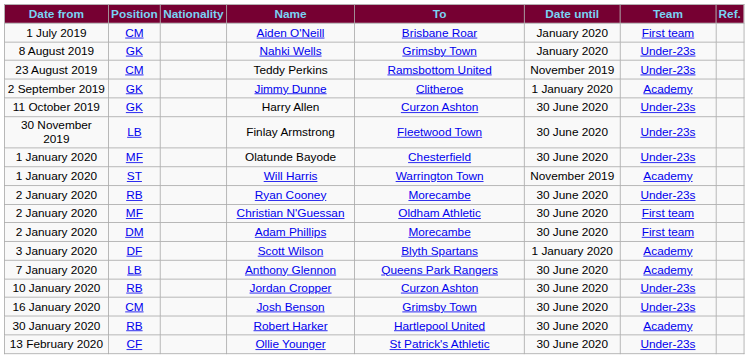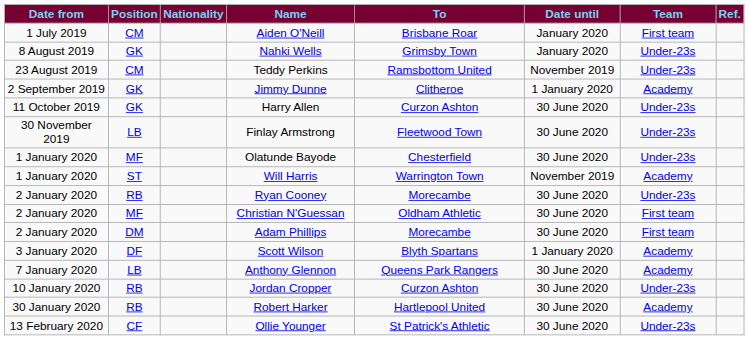- row: (291, 307)
